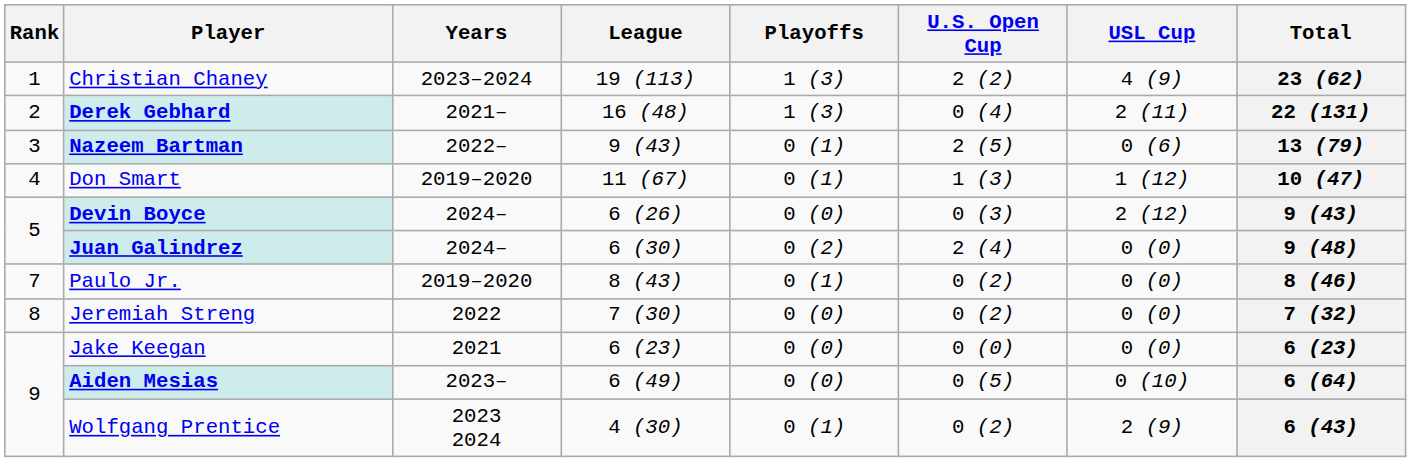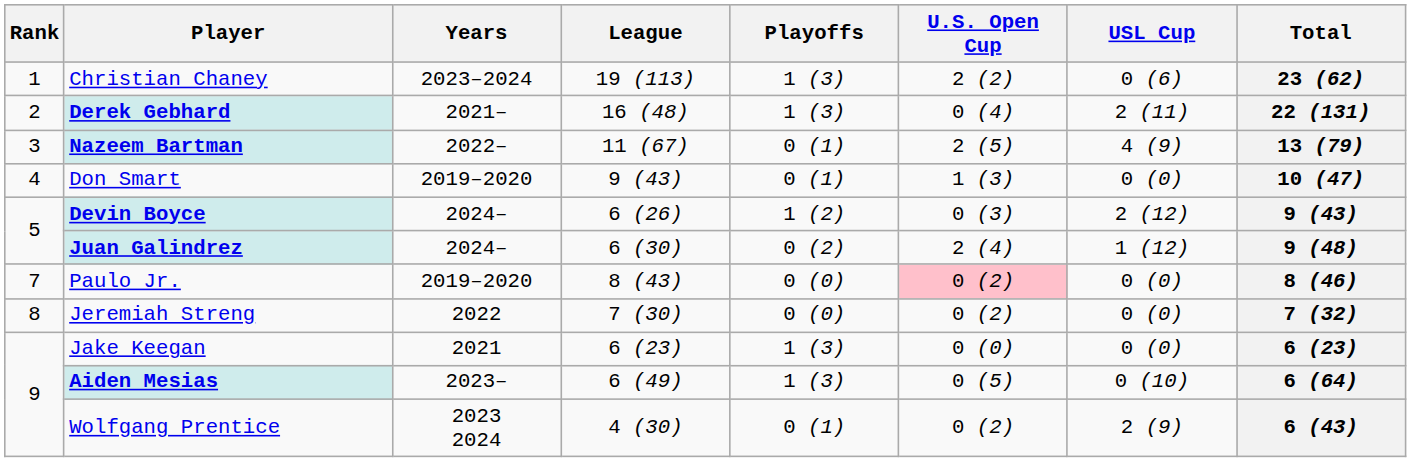(1152, 79) 4 (9) -> (1152, 79) 0 (6)
(645, 147) 9 (43) -> (645, 147) 11 (67)
(1152, 147) 0 (6) -> (1152, 147) 4 (9)
(645, 180) 11 (67) -> (645, 180) 9 (43)
(1152, 180) 1 (12) -> (1152, 180) 0 (0)
(814, 214) 0 (0) -> (814, 214) 1 (2)
(1152, 248) 0 (0) -> (1152, 248) 1 (12)
(814, 281) 0 (1) -> (814, 281) 0 (0)
(983, 281) no background -> (983, 281) pink background
(814, 349) 0 (0) -> (814, 349) 1 (3)
(814, 382) 0 (0) -> (814, 382) 1 (3)
